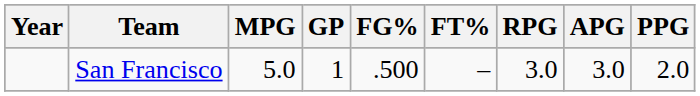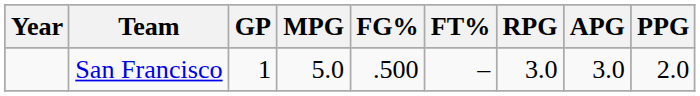columns swapped: (326, 26) <-> (265, 26)
